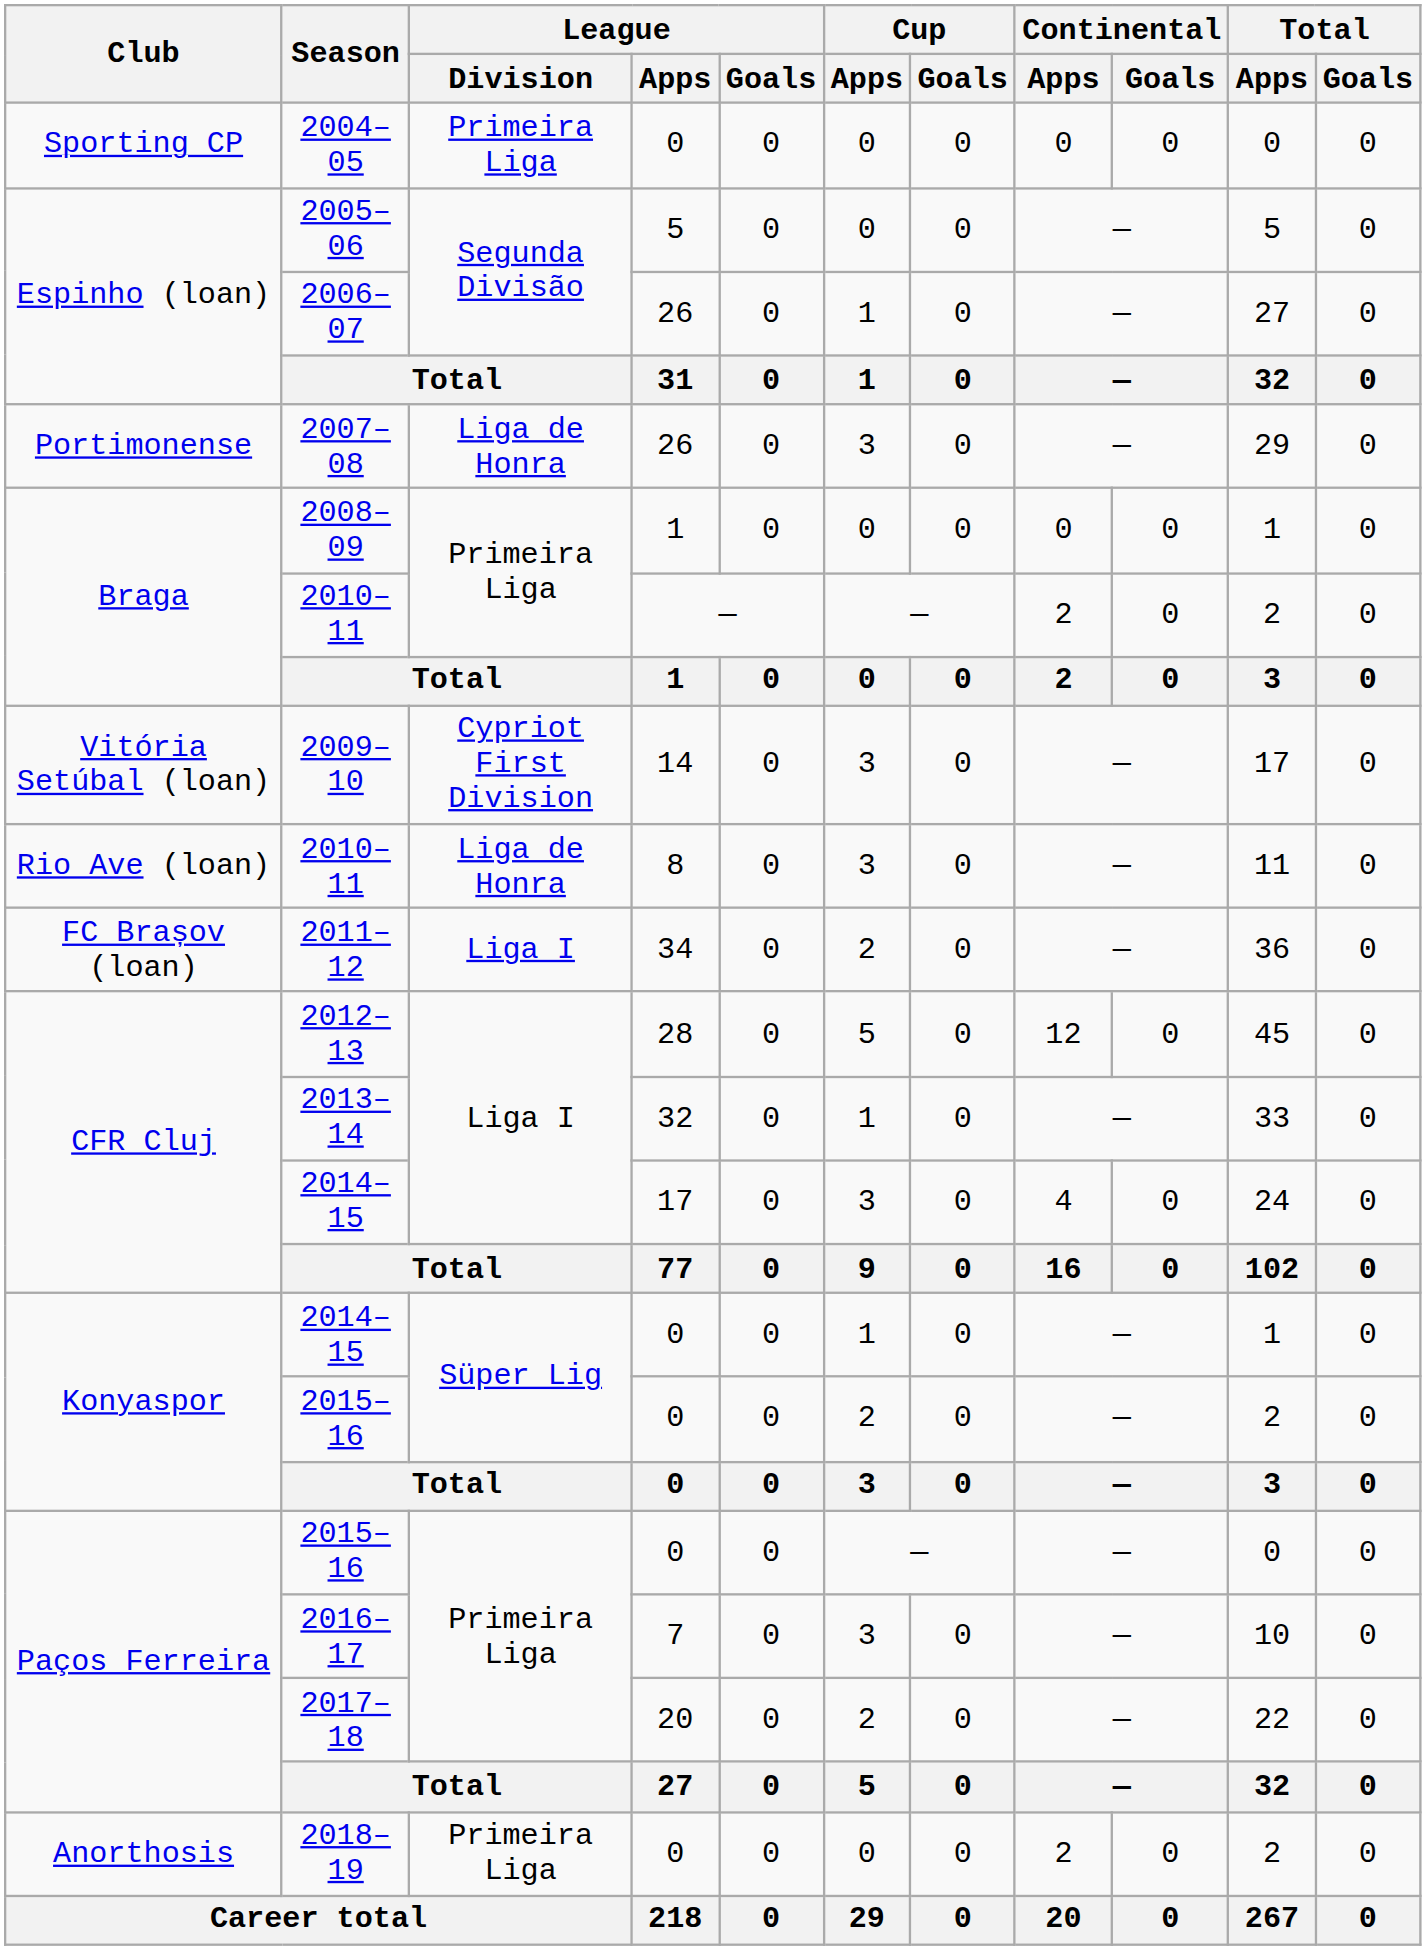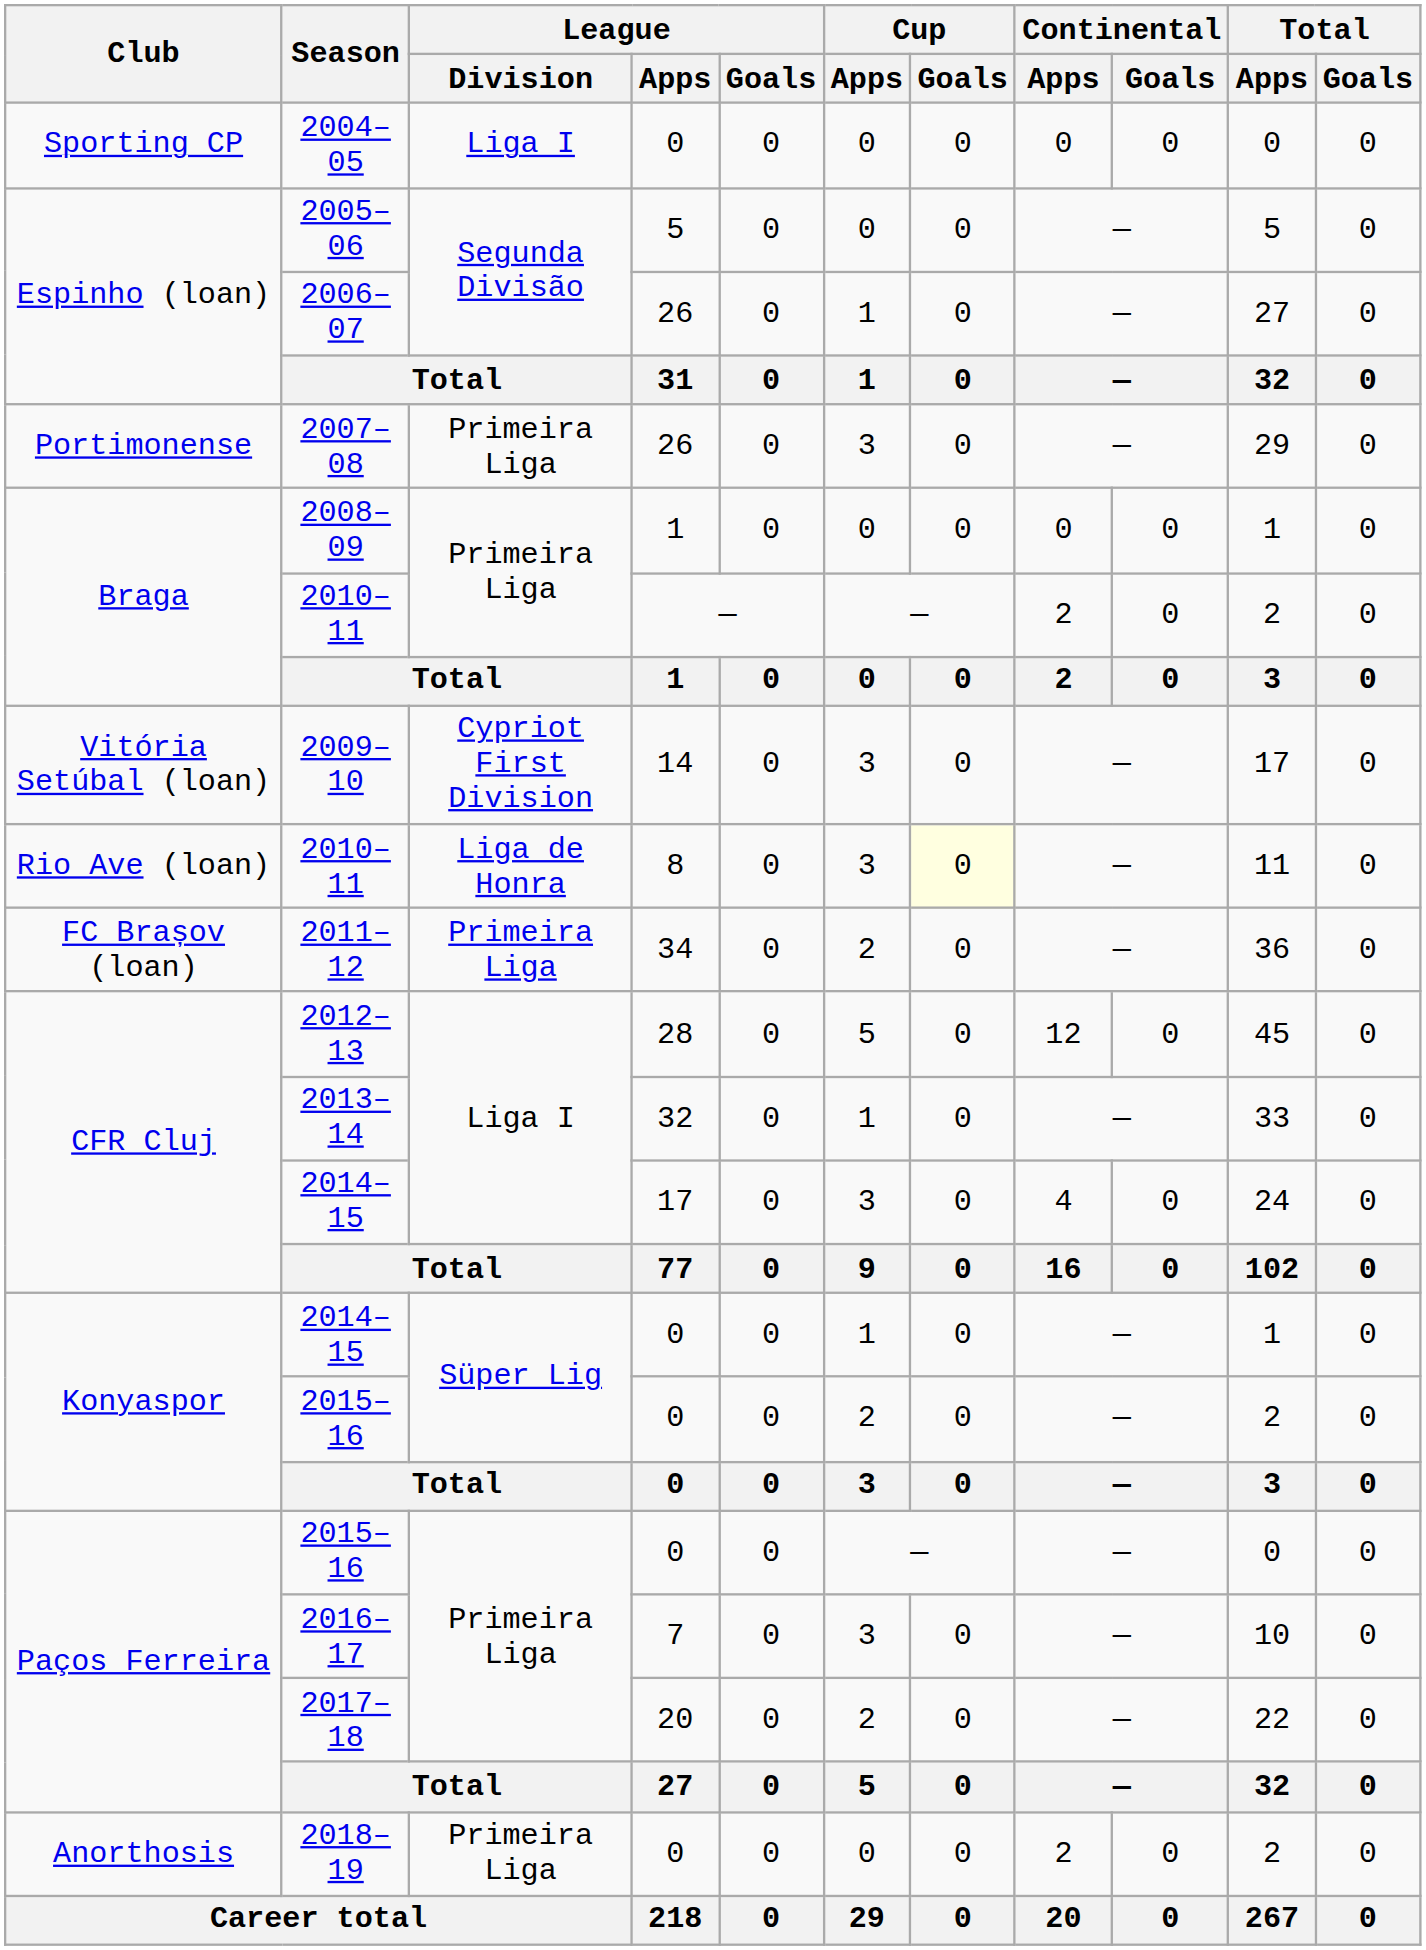(521, 145) Primeira Liga -> (521, 145) Liga I
(521, 446) Liga de Honra -> (521, 446) Primeira Liga
(963, 866) no background -> (963, 866) lightyellow background
(521, 950) Liga I -> (521, 950) Primeira Liga
